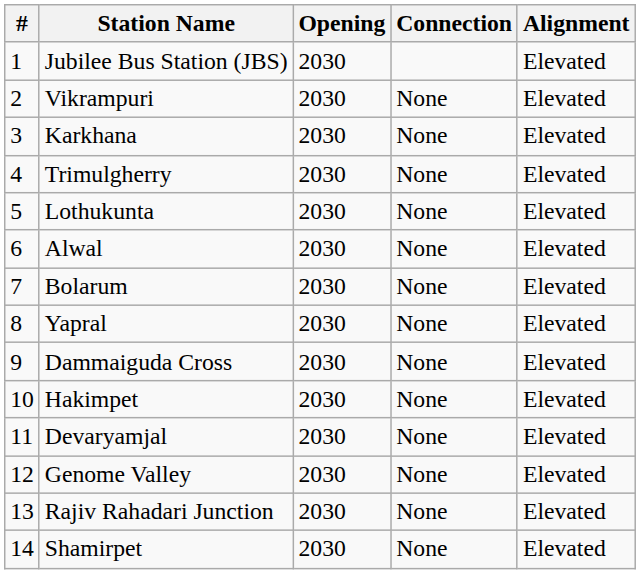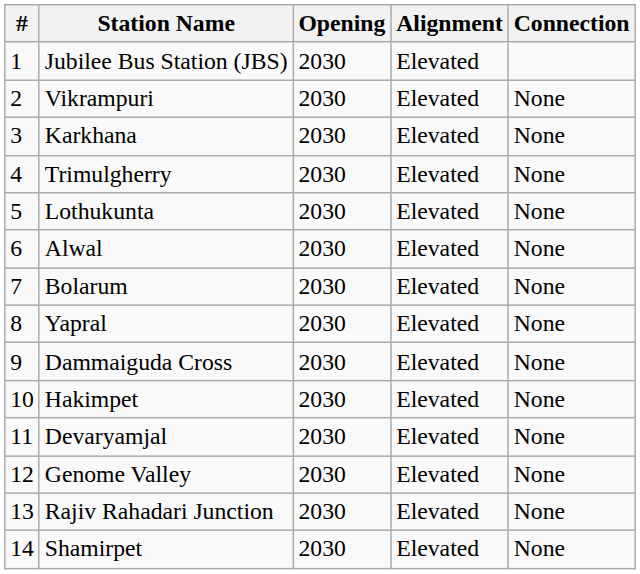columns swapped: (454, 23) <-> (576, 23)
